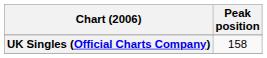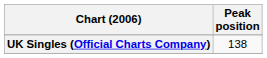(238, 44) 158 -> (238, 44) 138
